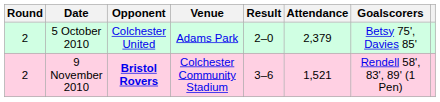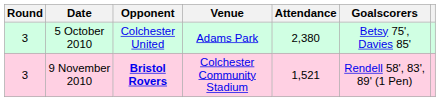- column: (264, 13)
(25, 37) 2 -> (25, 37) 3
(317, 37) 2,379 -> (306, 37) 2,380
(25, 75) 2 -> (25, 75) 3
